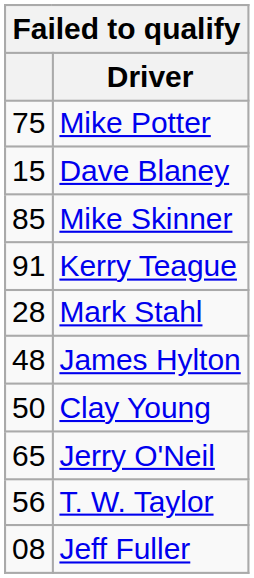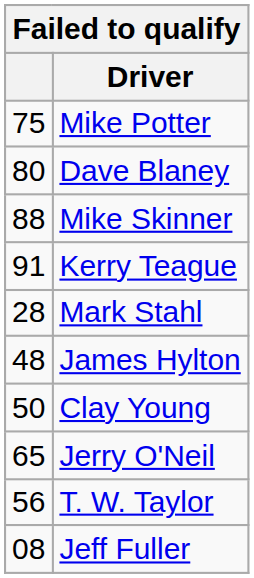(29, 171) 15 -> (29, 171) 80
(29, 218) 85 -> (29, 218) 88
